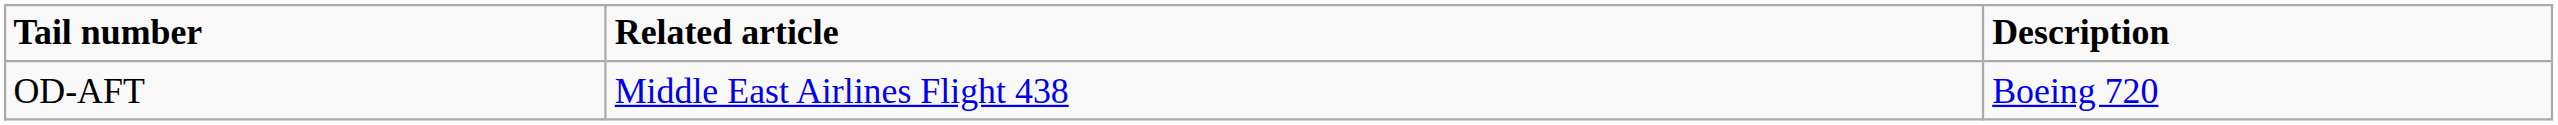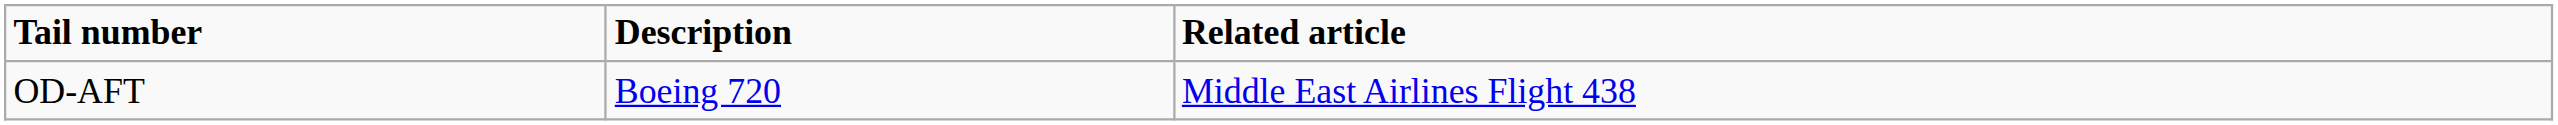columns swapped: (2081, 32) <-> (727, 32)
